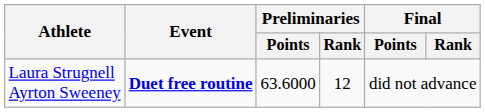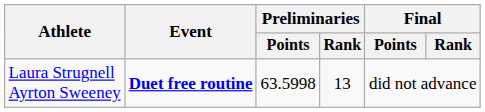(288, 83) 63.6000 -> (288, 83) 63.5998
(342, 83) 12 -> (342, 83) 13
